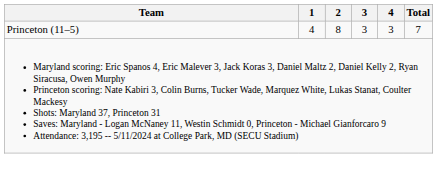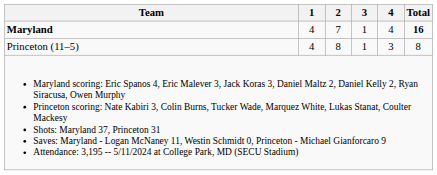+ row: (30, 30)
(365, 30) 3 -> (365, 47) 1
(418, 30) 7 -> (418, 47) 8
